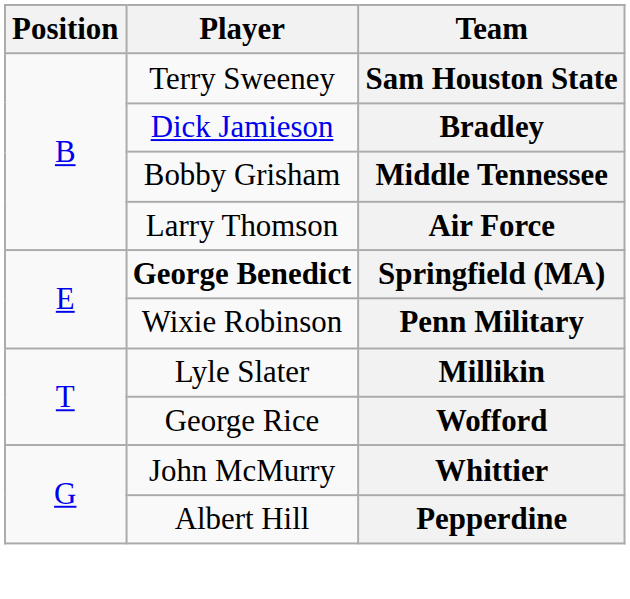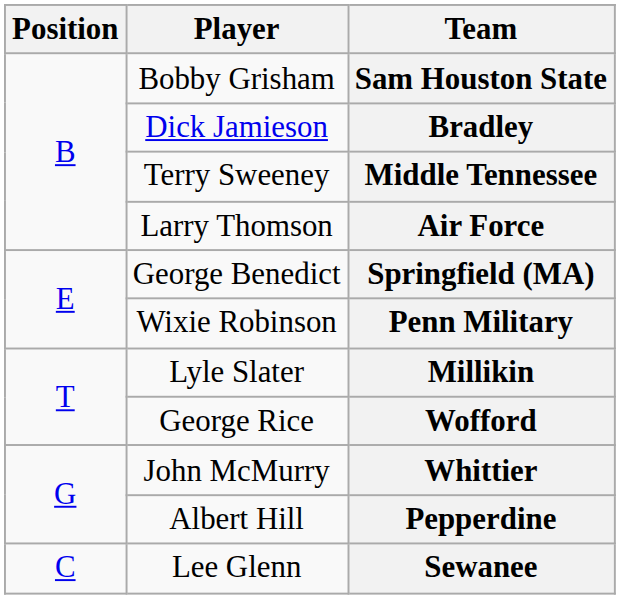(242, 77) Terry Sweeney -> (237, 77) Bobby Grisham
(242, 175) Bobby Grisham -> (237, 175) Terry Sweeney
(242, 273) bold -> (237, 273) normal
+ row: (481, 567)
